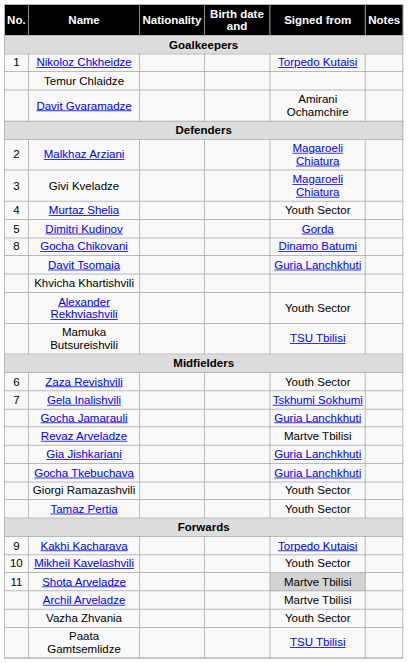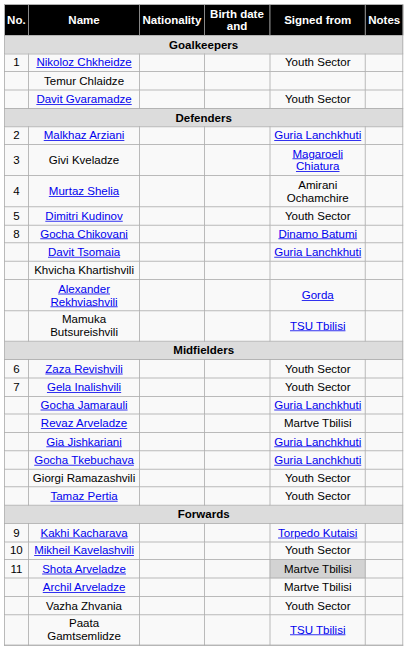(318, 63) Torpedo Kutaisi -> (318, 63) Youth Sector
(318, 106) Amirani Ochamchire -> (318, 99) Youth Sector
(318, 155) Magaroeli Chiatura -> (318, 136) Guria Lanchkhuti
(318, 211) Youth Sector -> (318, 191) Amirani Ochamchire
(318, 229) Gorda -> (318, 216) Youth Sector
(318, 308) Youth Sector -> (318, 295) Gorda
(318, 400) Tskhumi Sokhumi -> (318, 387) Youth Sector
